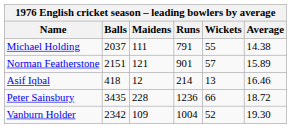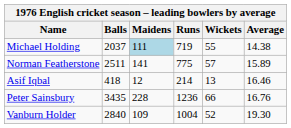(140, 47) no background -> (140, 47) lightblue background
(184, 47) 791 -> (184, 47) 719
(115, 64) 2151 -> (115, 64) 2511
(140, 64) 121 -> (140, 64) 141
(184, 64) 901 -> (184, 64) 775
(259, 98) 18.72 -> (259, 98) 16.76
(115, 115) 2342 -> (115, 115) 2840
